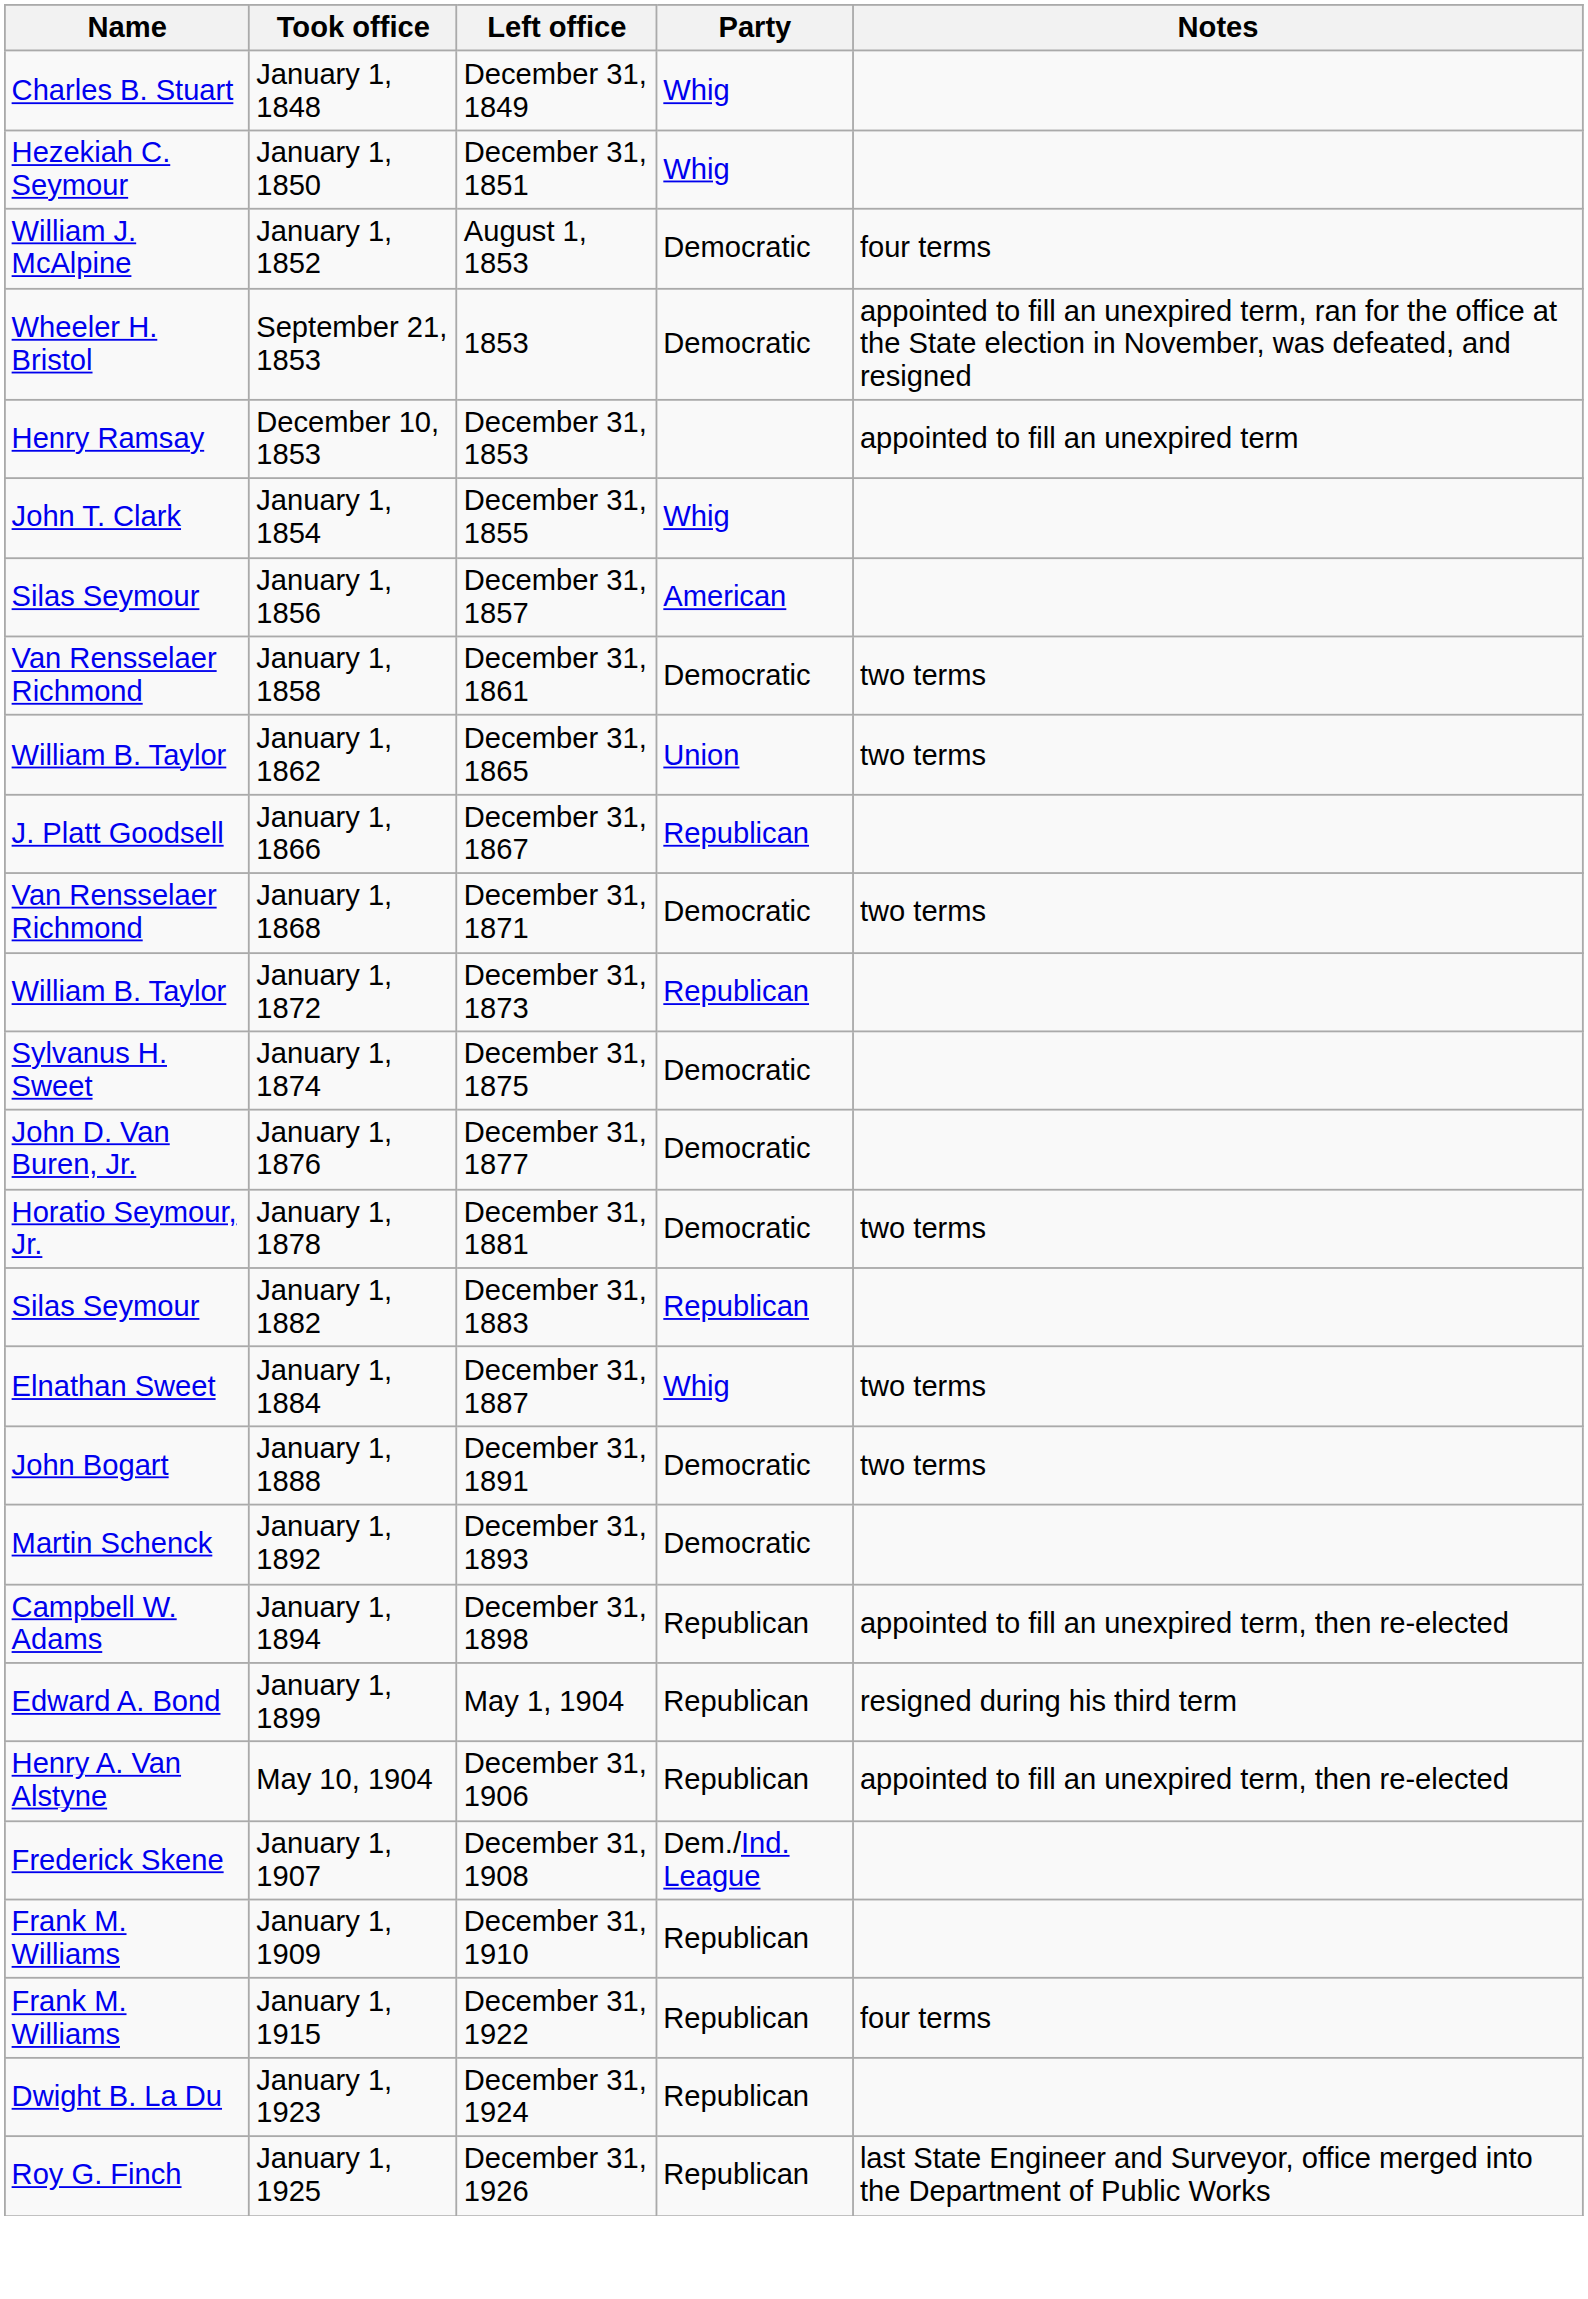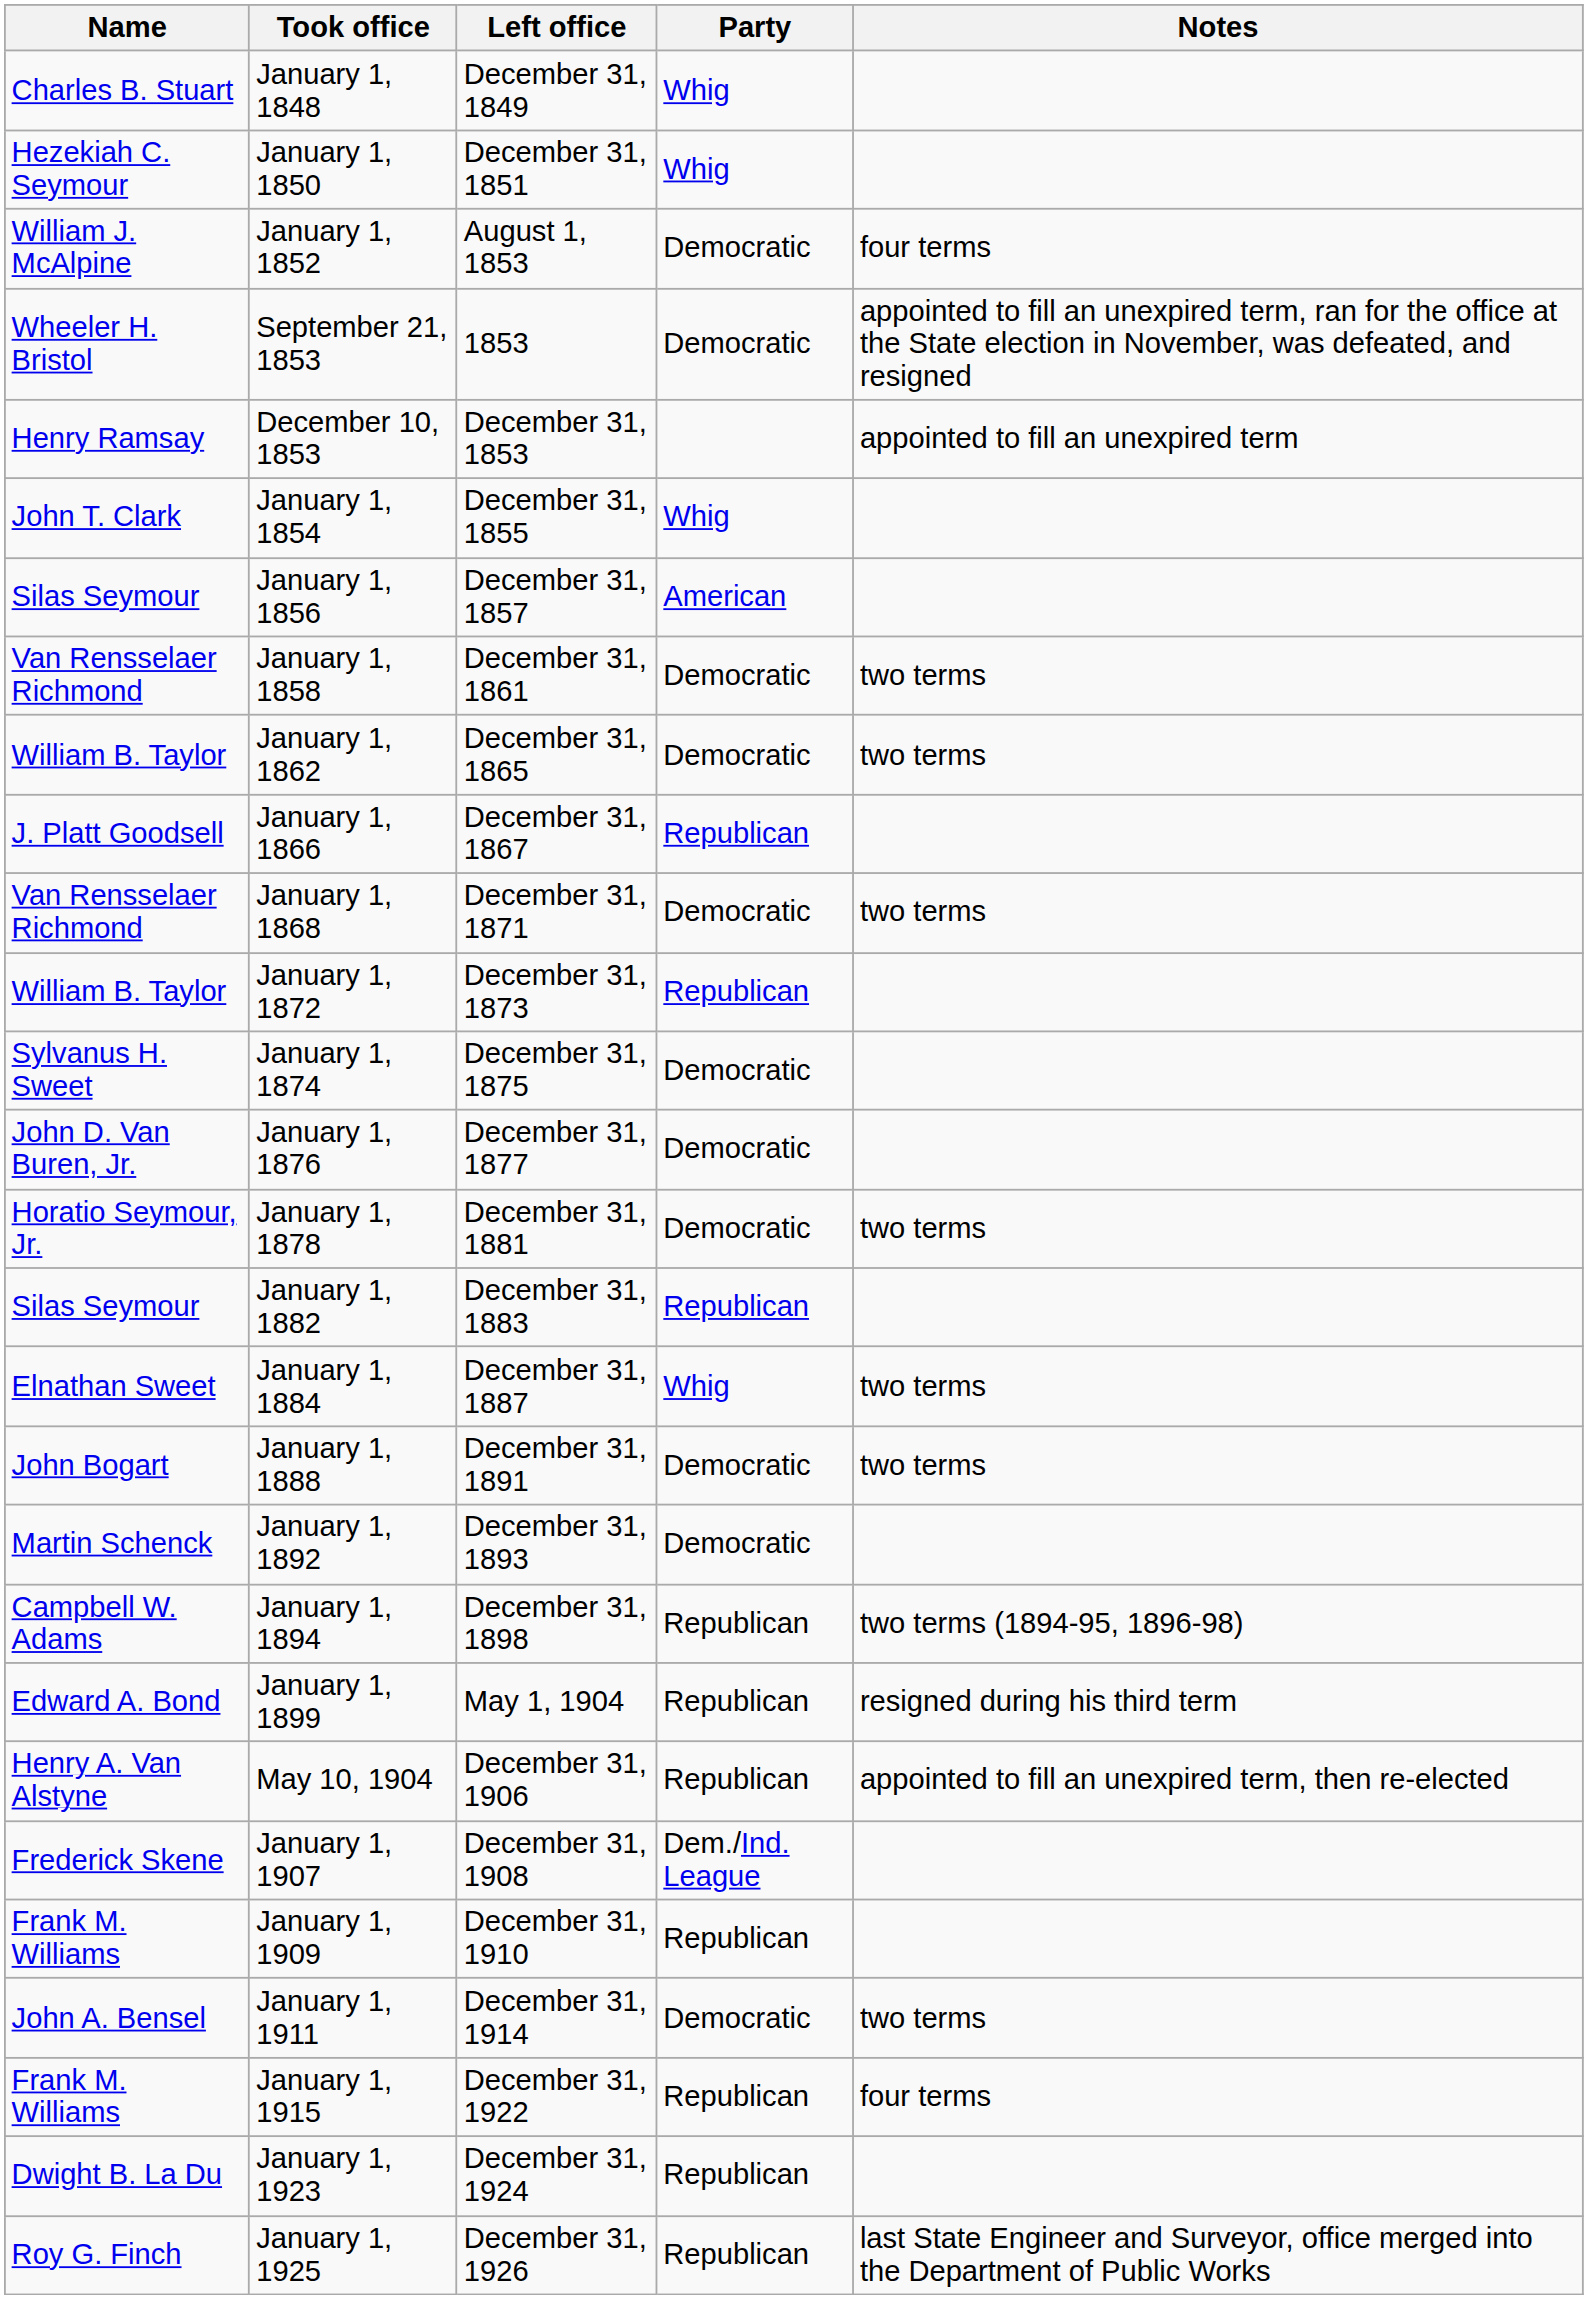(701, 754) Union -> (737, 754) Democratic
(1184, 1622) appointed to fill an unexpired term, then re-elected -> (1052, 1622) two terms (1894-95, 1896-98)
+ row: (324, 2017)
